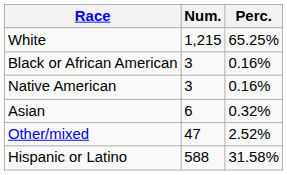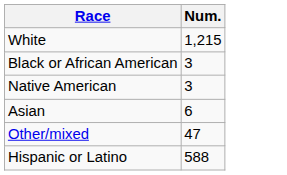- column: (254, 16)
